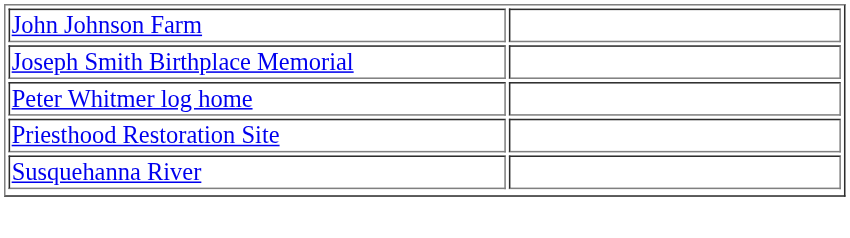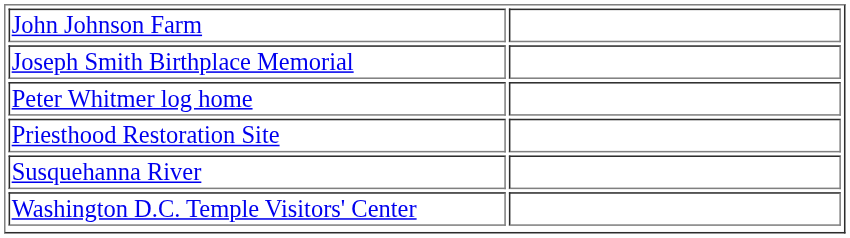+ row: (214, 208)
